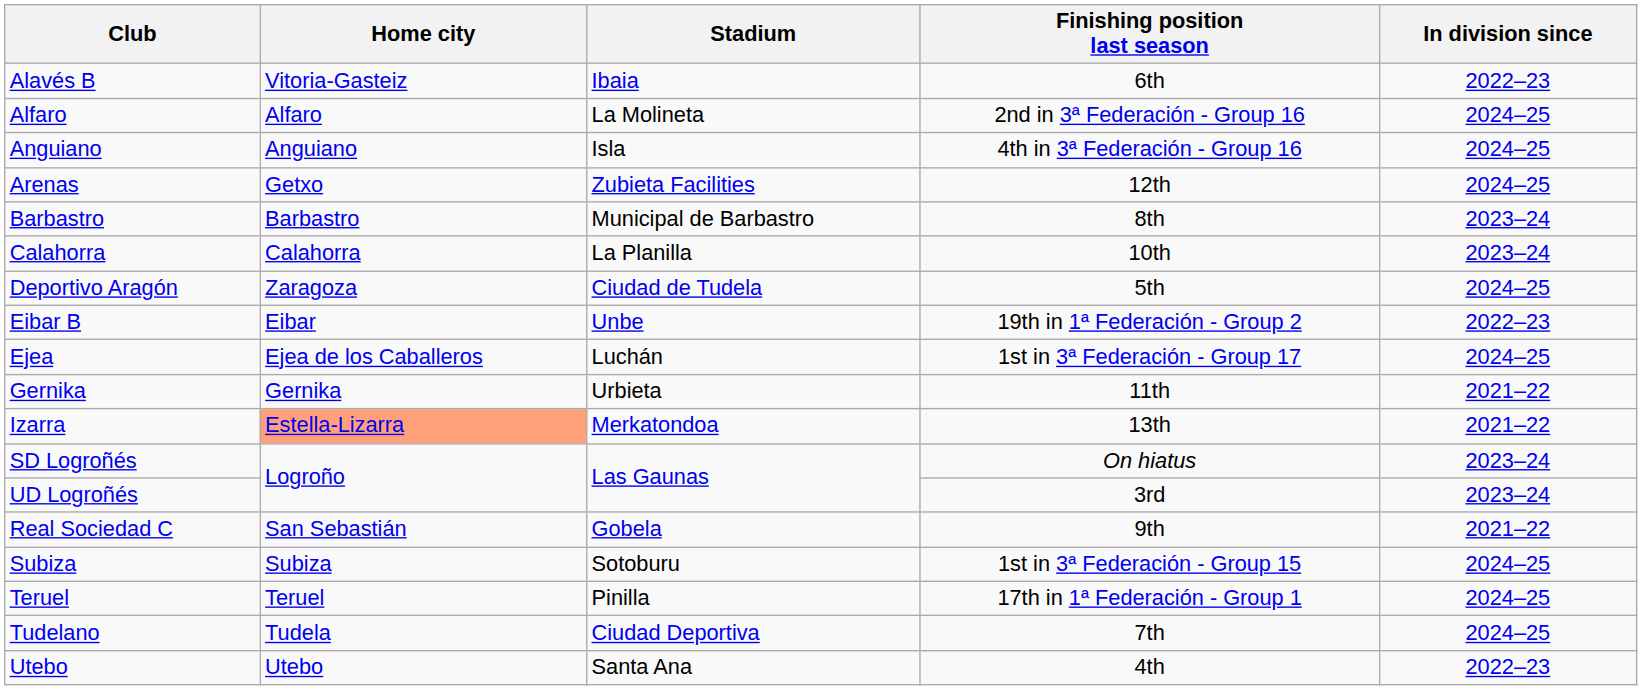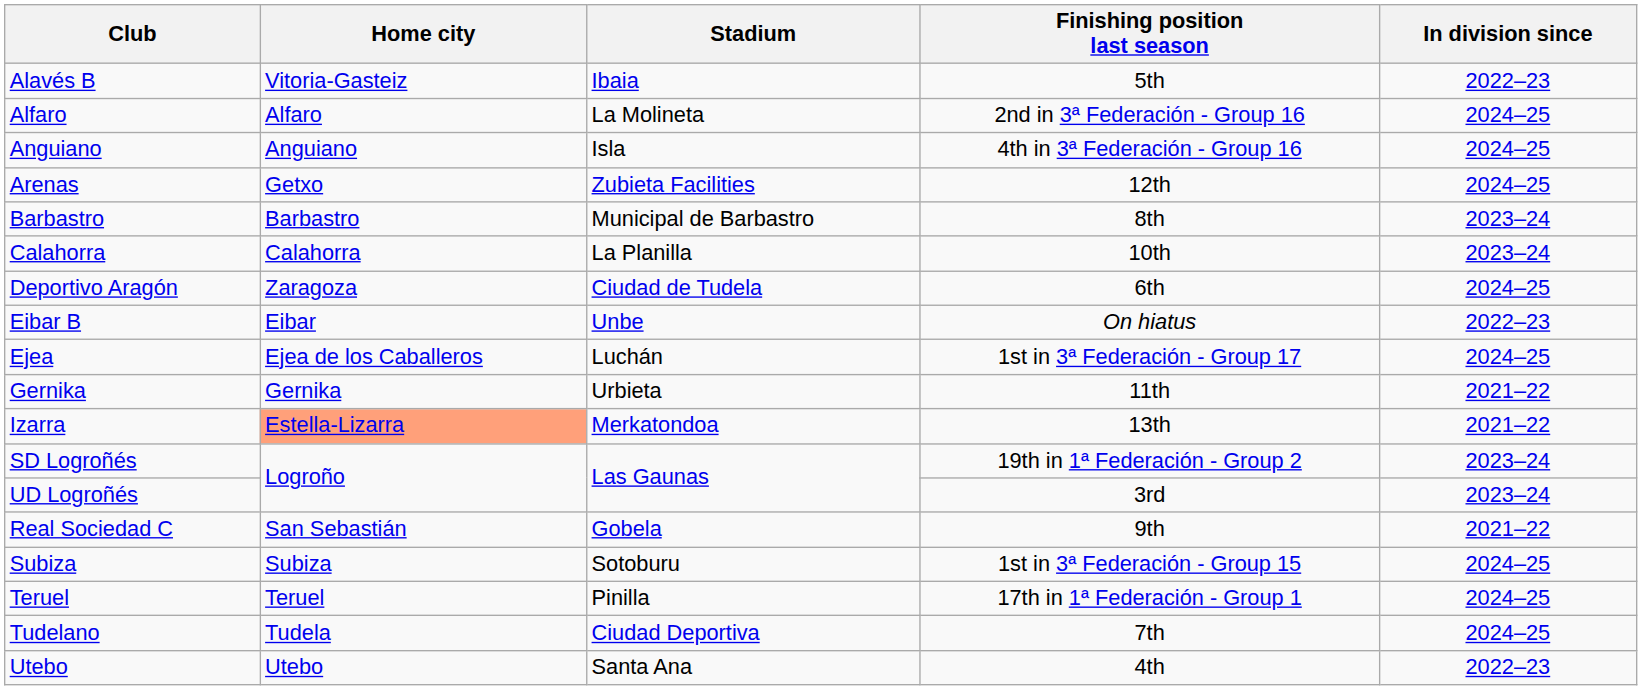(1150, 80) 6th -> (1150, 80) 5th
(1150, 287) 5th -> (1150, 287) 6th
(1150, 322) 19th in 1ª Federación - Group 2 -> (1150, 322) On hiatus
(1150, 460) On hiatus -> (1150, 460) 19th in 1ª Federación - Group 2
